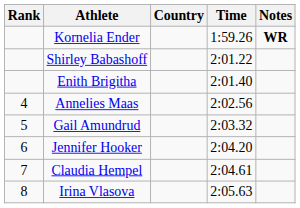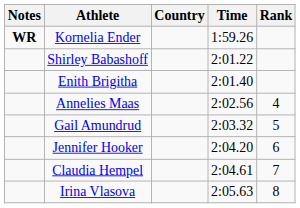columns swapped: (24, 15) <-> (276, 15)
